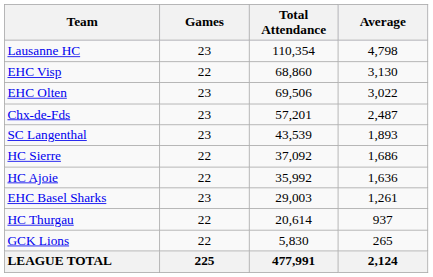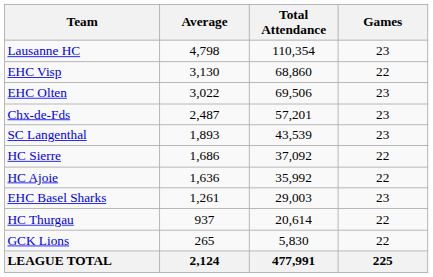columns swapped: (204, 22) <-> (383, 22)
